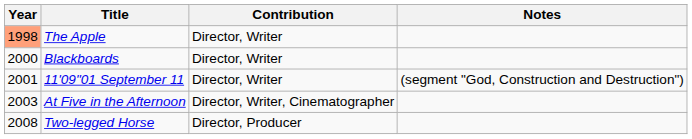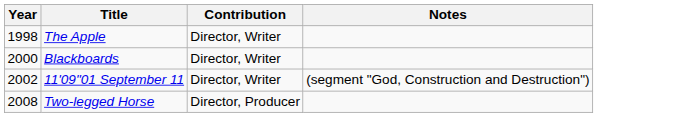(23, 36) lightsalmon background -> (23, 36) no background
(23, 79) 2001 -> (23, 79) 2002
- row: (115, 101)
